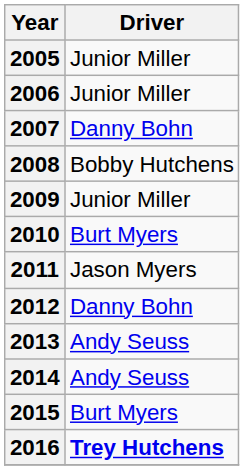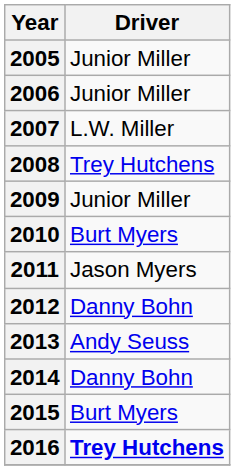(131, 129) Danny Bohn -> (122, 129) L.W. Miller
(152, 164) Bobby Hutchens -> (142, 164) Trey Hutchens
(130, 376) Andy Seuss -> (131, 376) Danny Bohn
